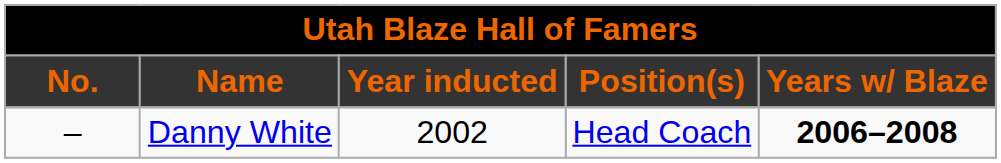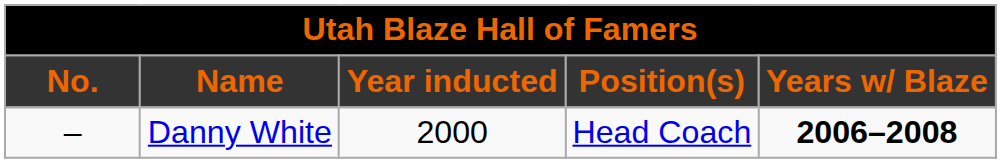(452, 132) 2002 -> (452, 132) 2000
